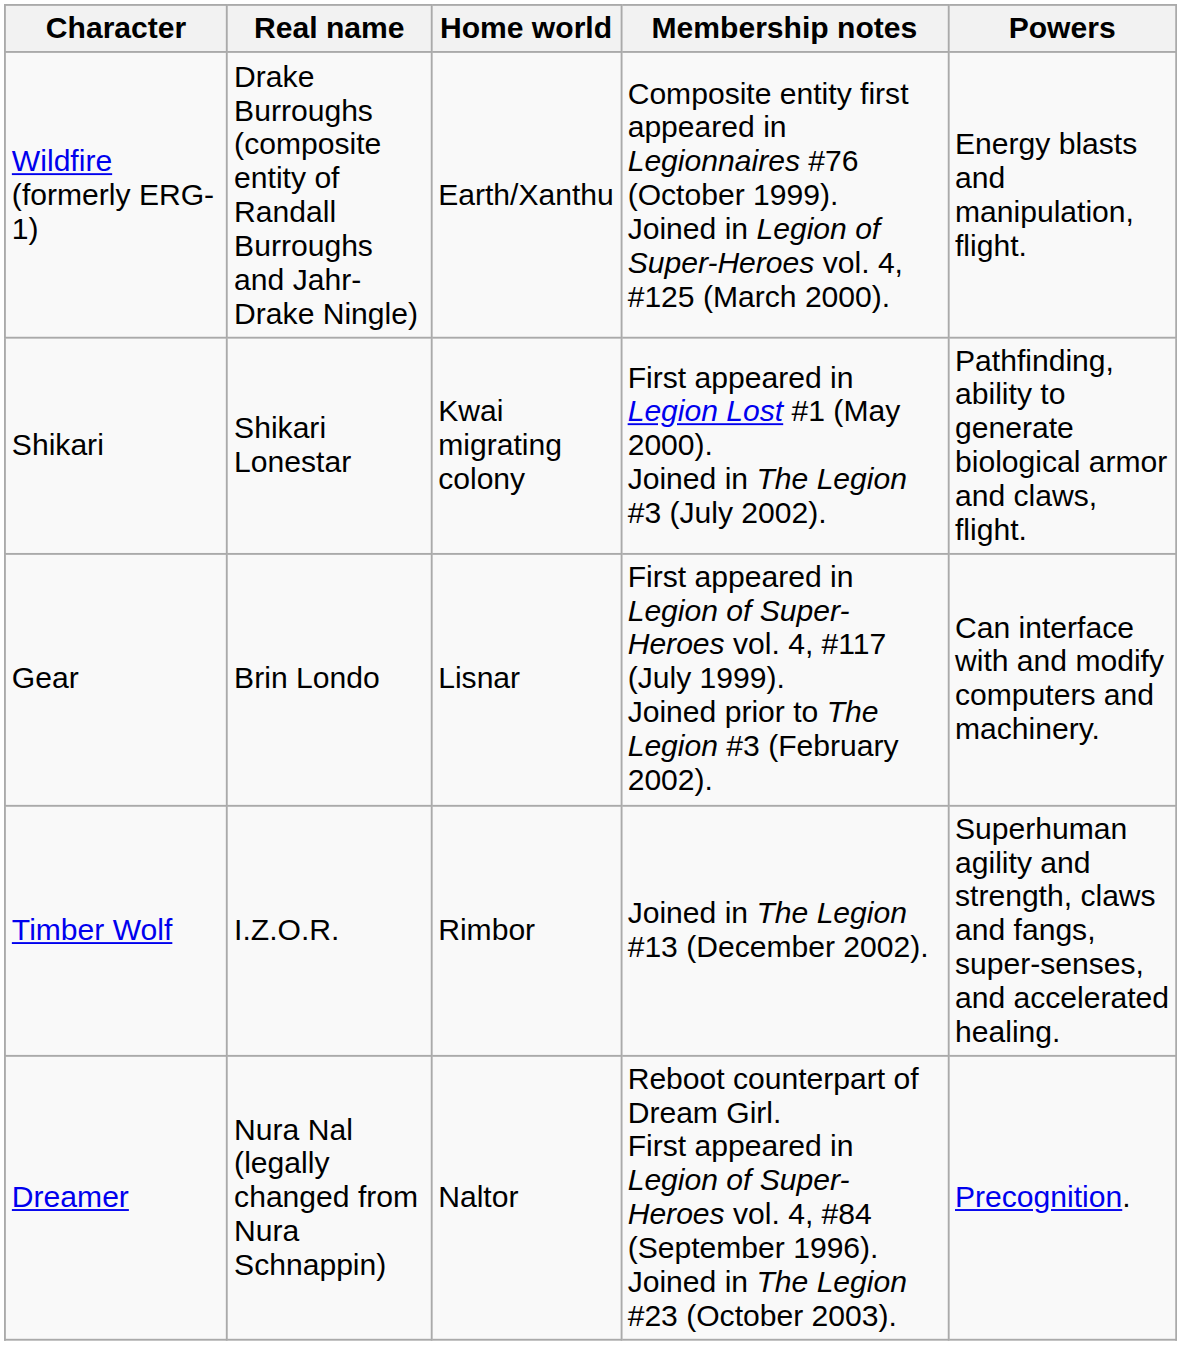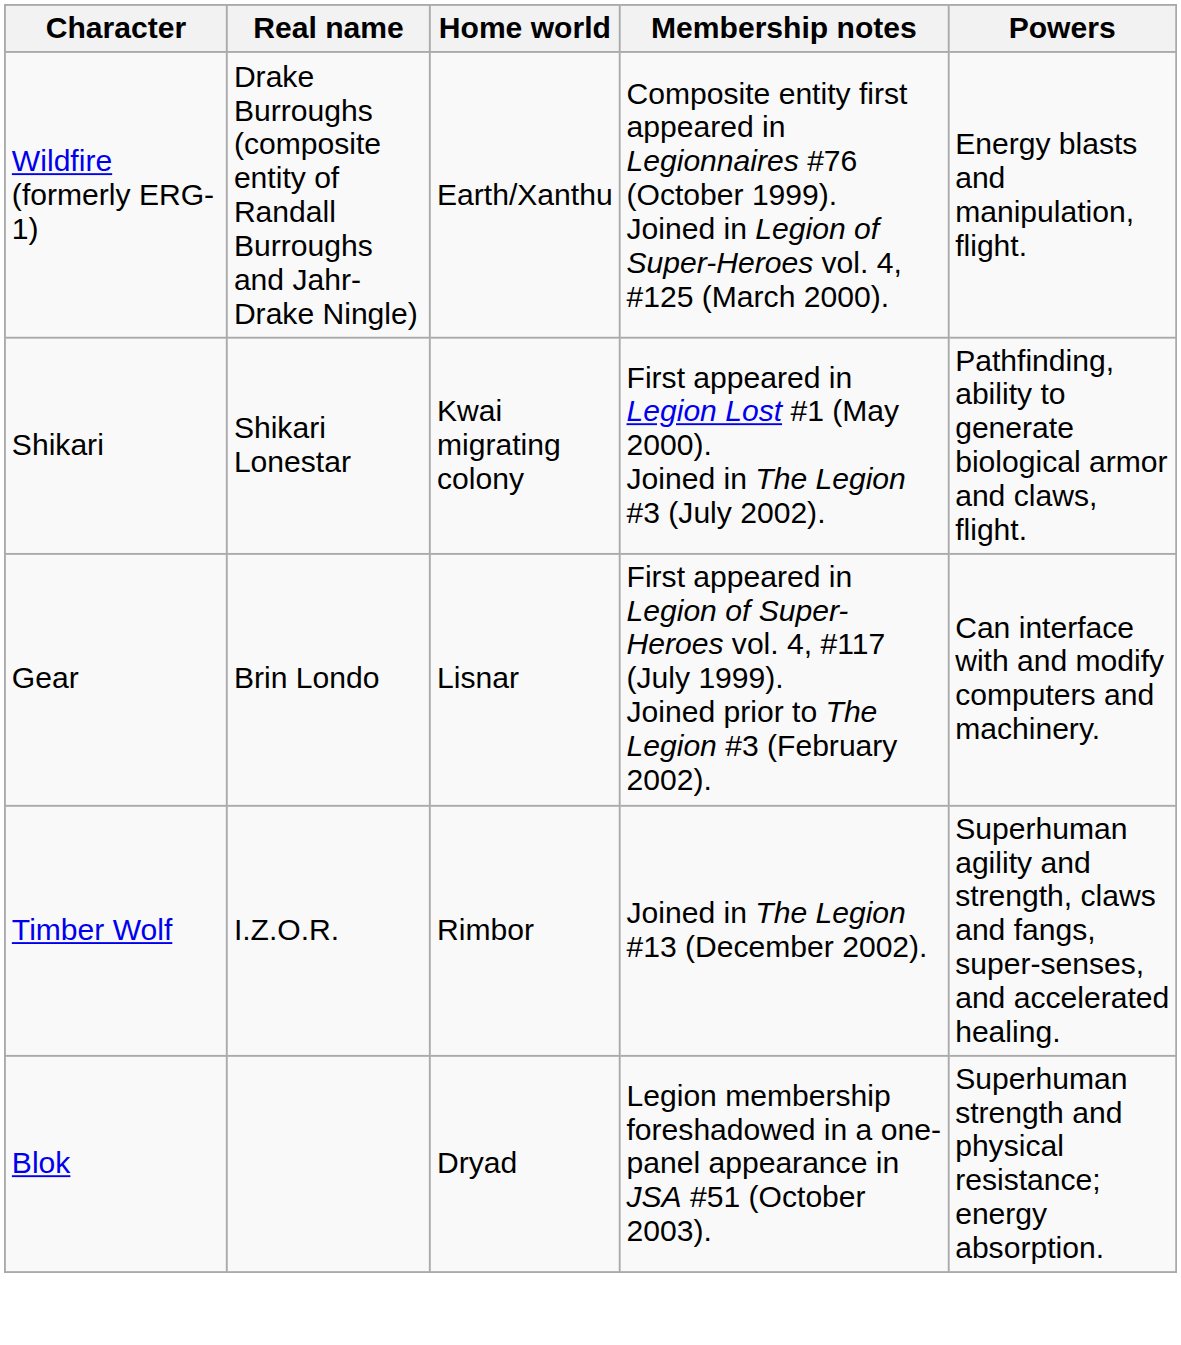- row: (70, 1197)
+ row: (41, 1163)
